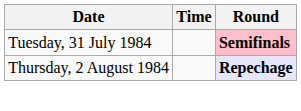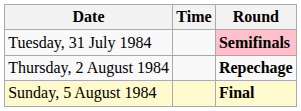(256, 67) lavender background -> (256, 67) no background
+ row: (82, 93)
